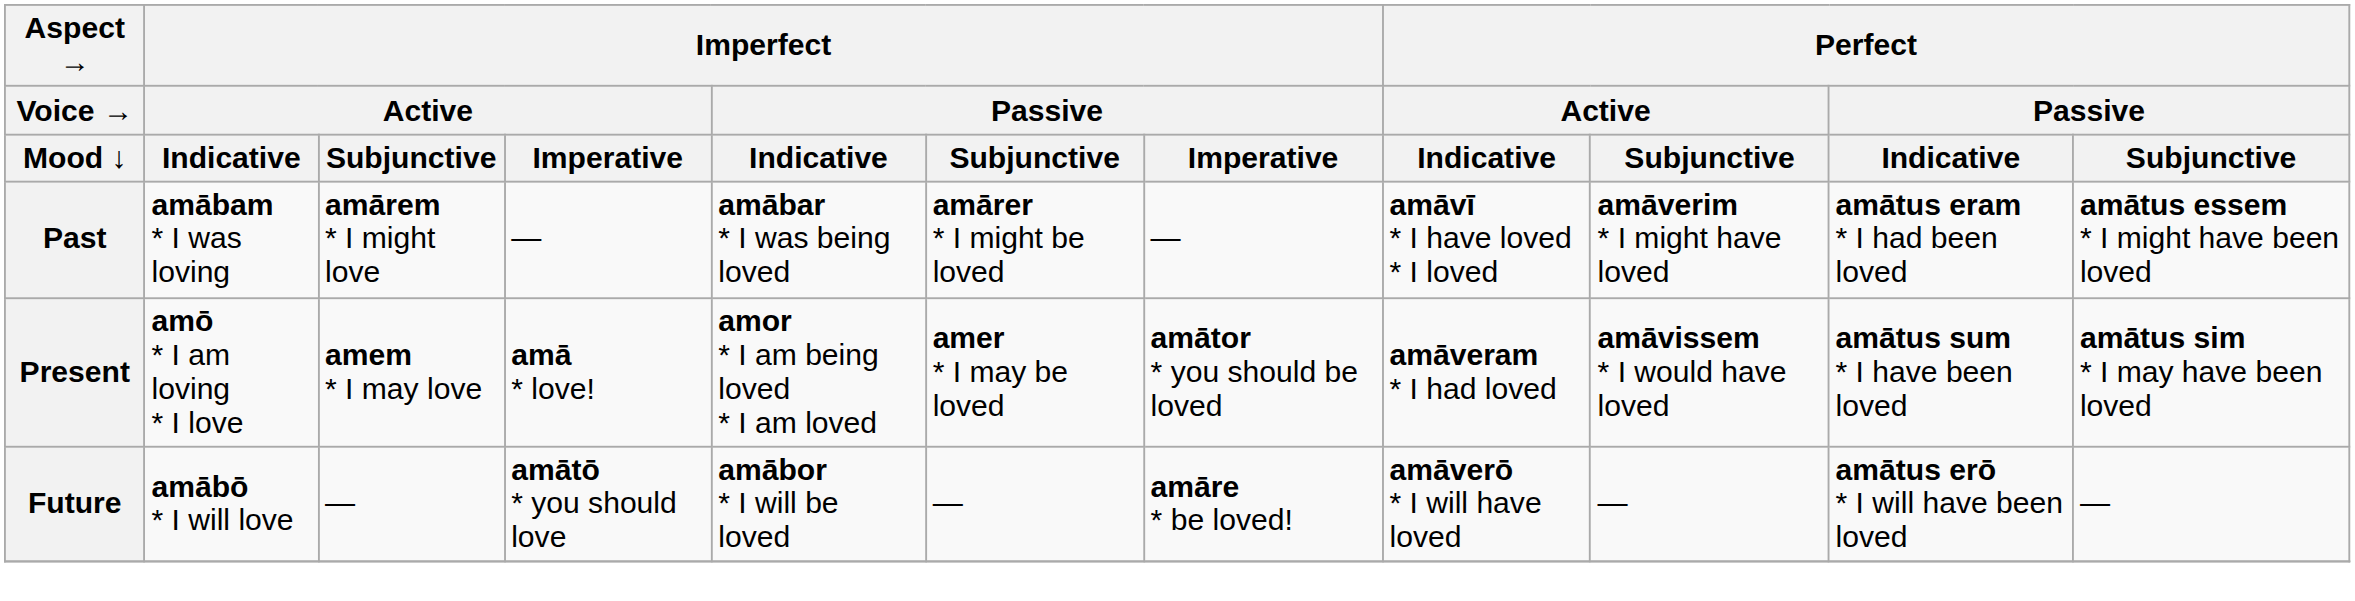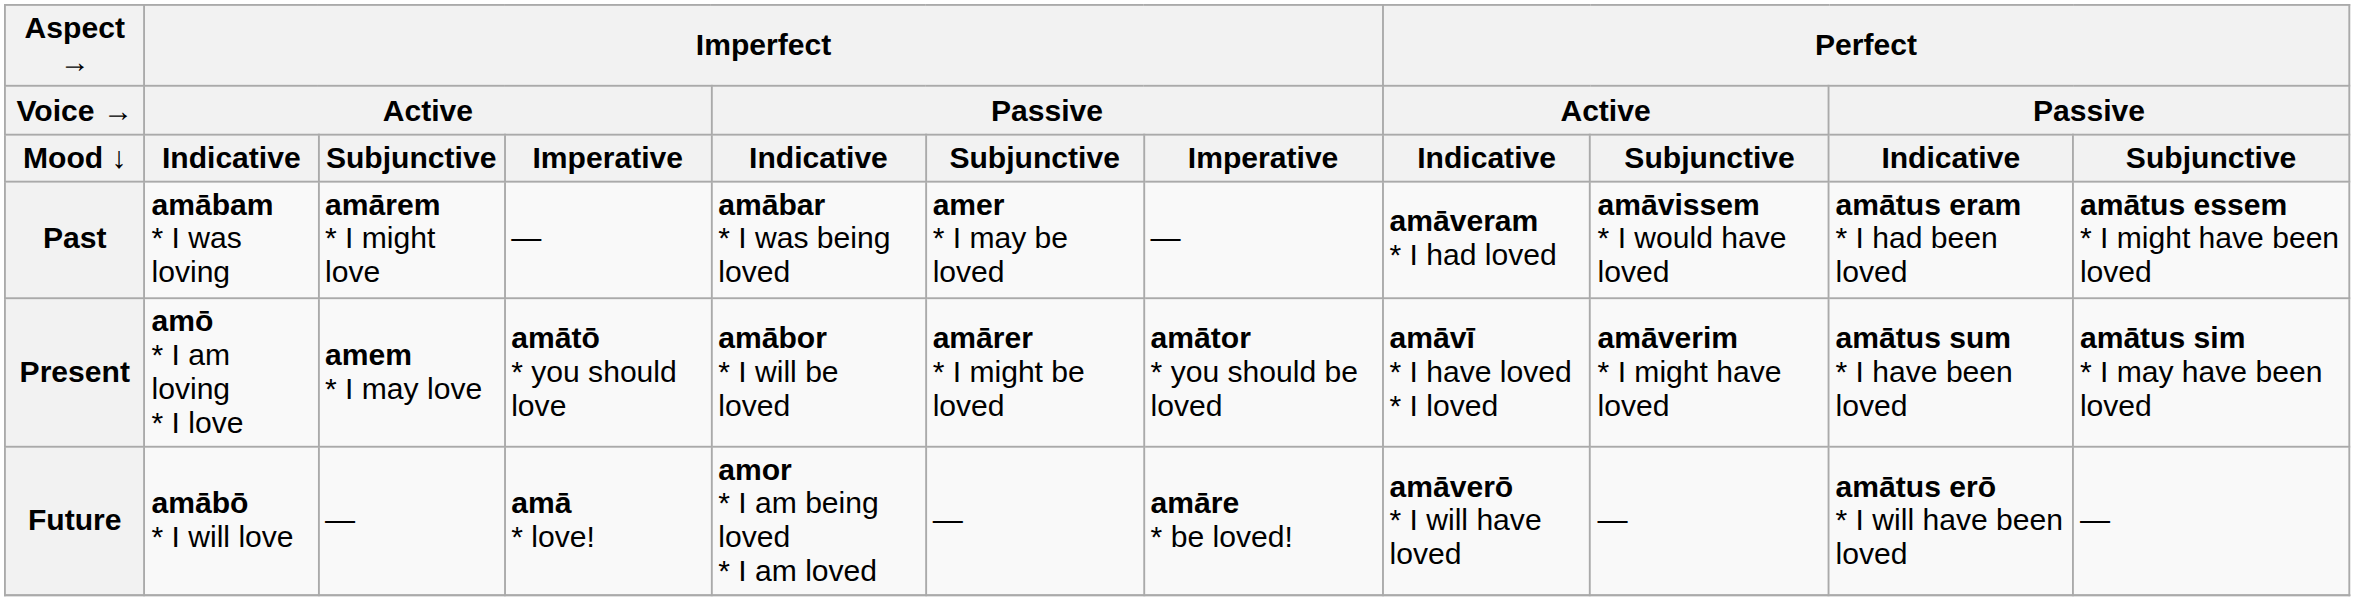(1009, 239) amārer * I might be loved -> (1000, 239) amer * I may be loved
(1481, 239) amāvī * I have loved * I loved -> (1473, 239) amāveram * I had loved
(1690, 239) amāverim * I might have loved -> (1692, 239) amāvissem * I would have loved
(553, 371) amā * love! -> (594, 371) amātō * you should love
(798, 371) amor * I am being loved * I am loved -> (778, 371) amābor * I will be loved
(1000, 371) amer * I may be loved -> (1009, 371) amārer * I might be loved
(1473, 371) amāveram * I had loved -> (1481, 371) amāvī * I have loved * I loved
(1692, 371) amāvissem * I would have loved -> (1690, 371) amāverim * I might have loved
(594, 503) amātō * you should love -> (553, 520) amā * love!
(778, 503) amābor * I will be loved -> (798, 520) amor * I am being loved * I am loved
